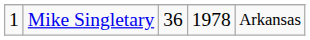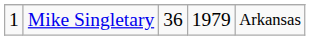(211, 19) 1978 -> (211, 19) 1979
